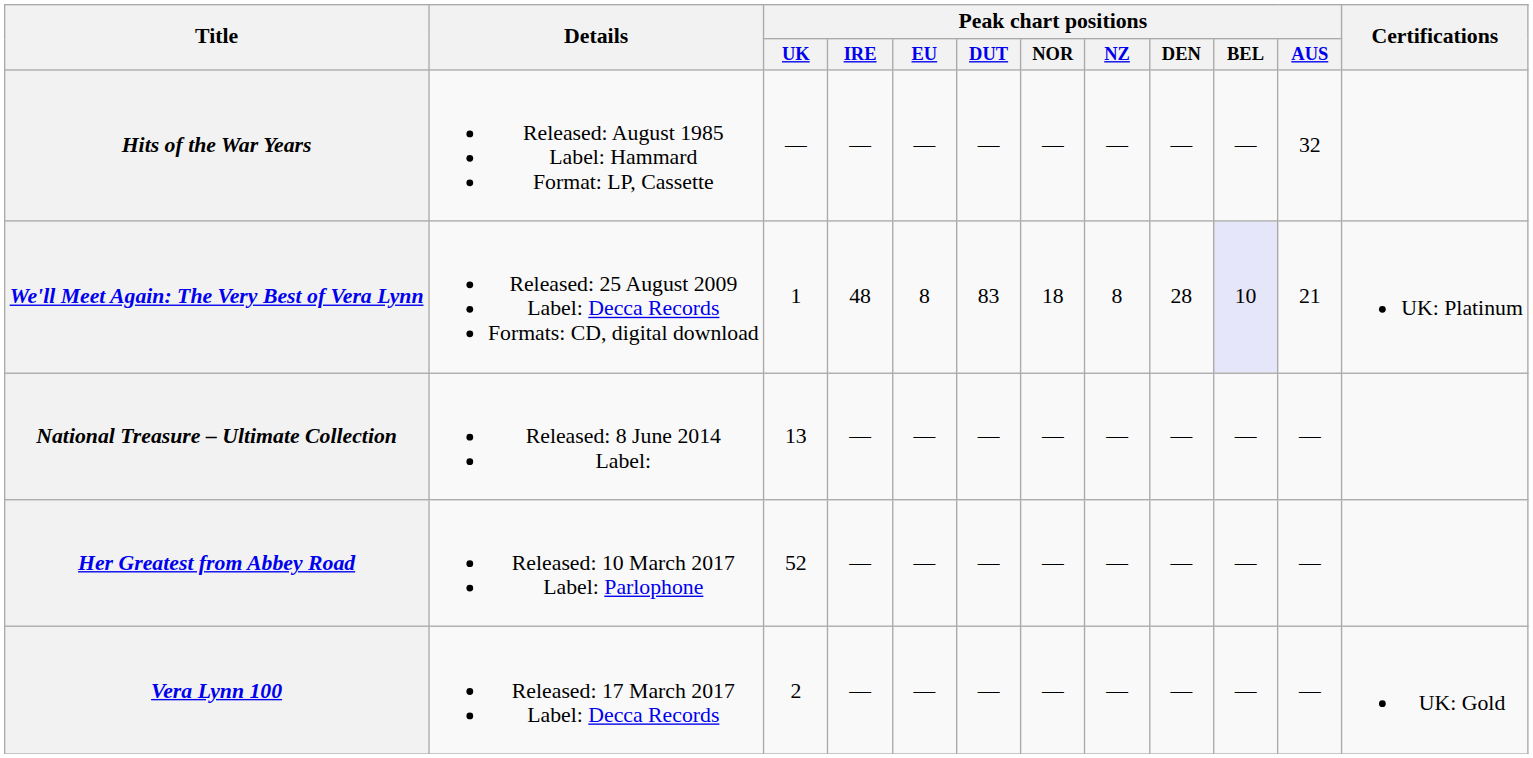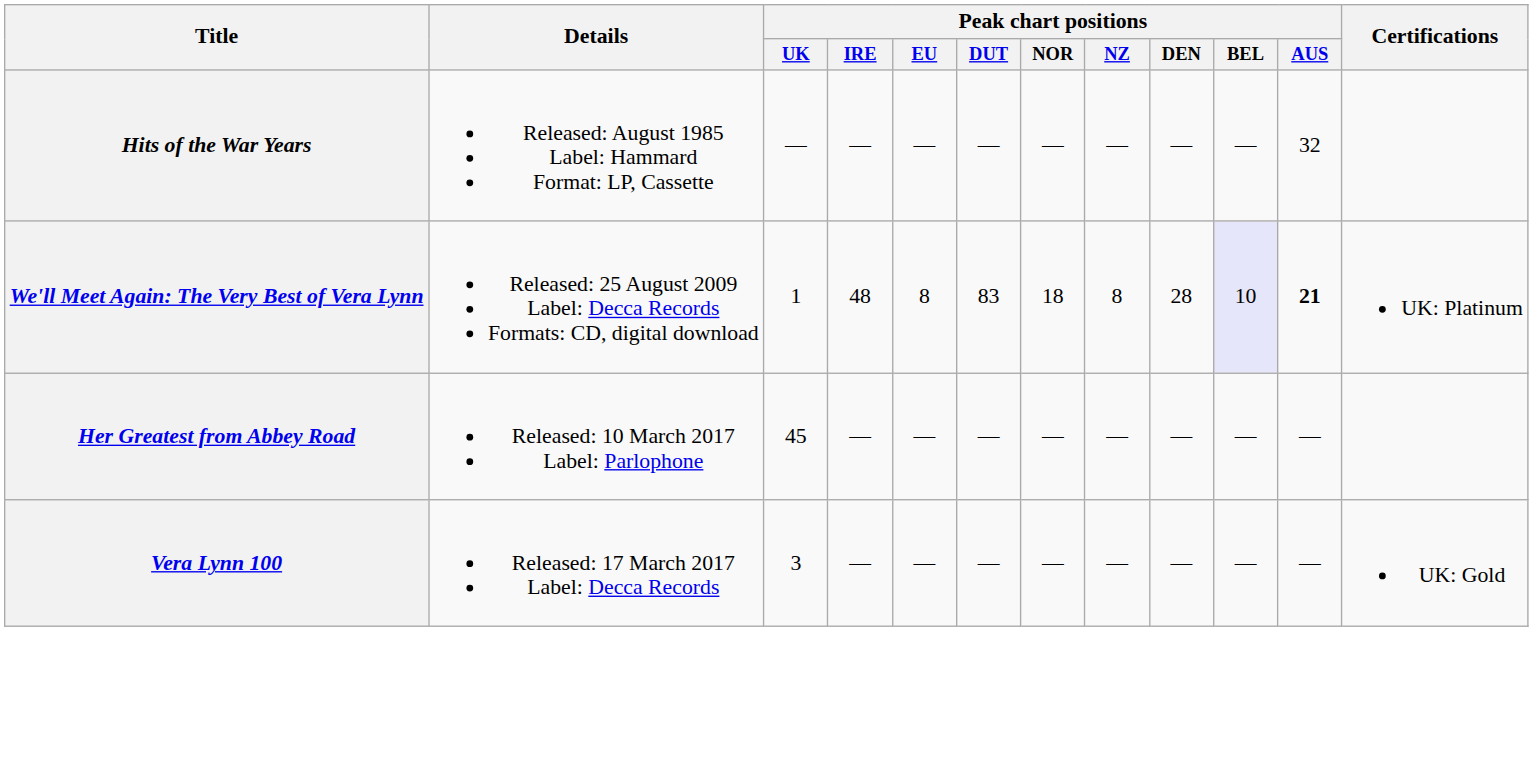(1310, 296) normal -> (1310, 296) bold
- row: (217, 435)
(796, 562) 52 -> (796, 435) 45
(796, 689) 2 -> (796, 562) 3
